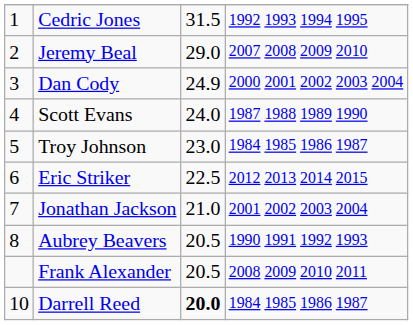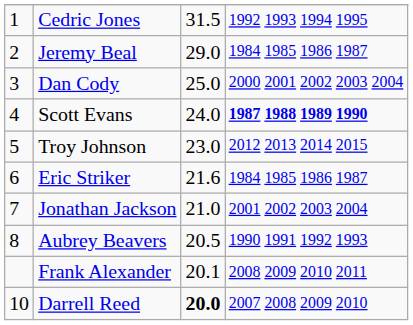(298, 51) 2007 2008 2009 2010 -> (298, 51) 1984 1985 1986 1987
(203, 83) 24.9 -> (203, 83) 25.0
(298, 114) normal -> (298, 114) bold
(298, 146) 1984 1985 1986 1987 -> (298, 146) 2012 2013 2014 2015
(203, 177) 22.5 -> (203, 177) 21.6
(298, 177) 2012 2013 2014 2015 -> (298, 177) 1984 1985 1986 1987
(203, 271) 20.5 -> (203, 271) 20.1
(298, 303) 1984 1985 1986 1987 -> (298, 303) 2007 2008 2009 2010
